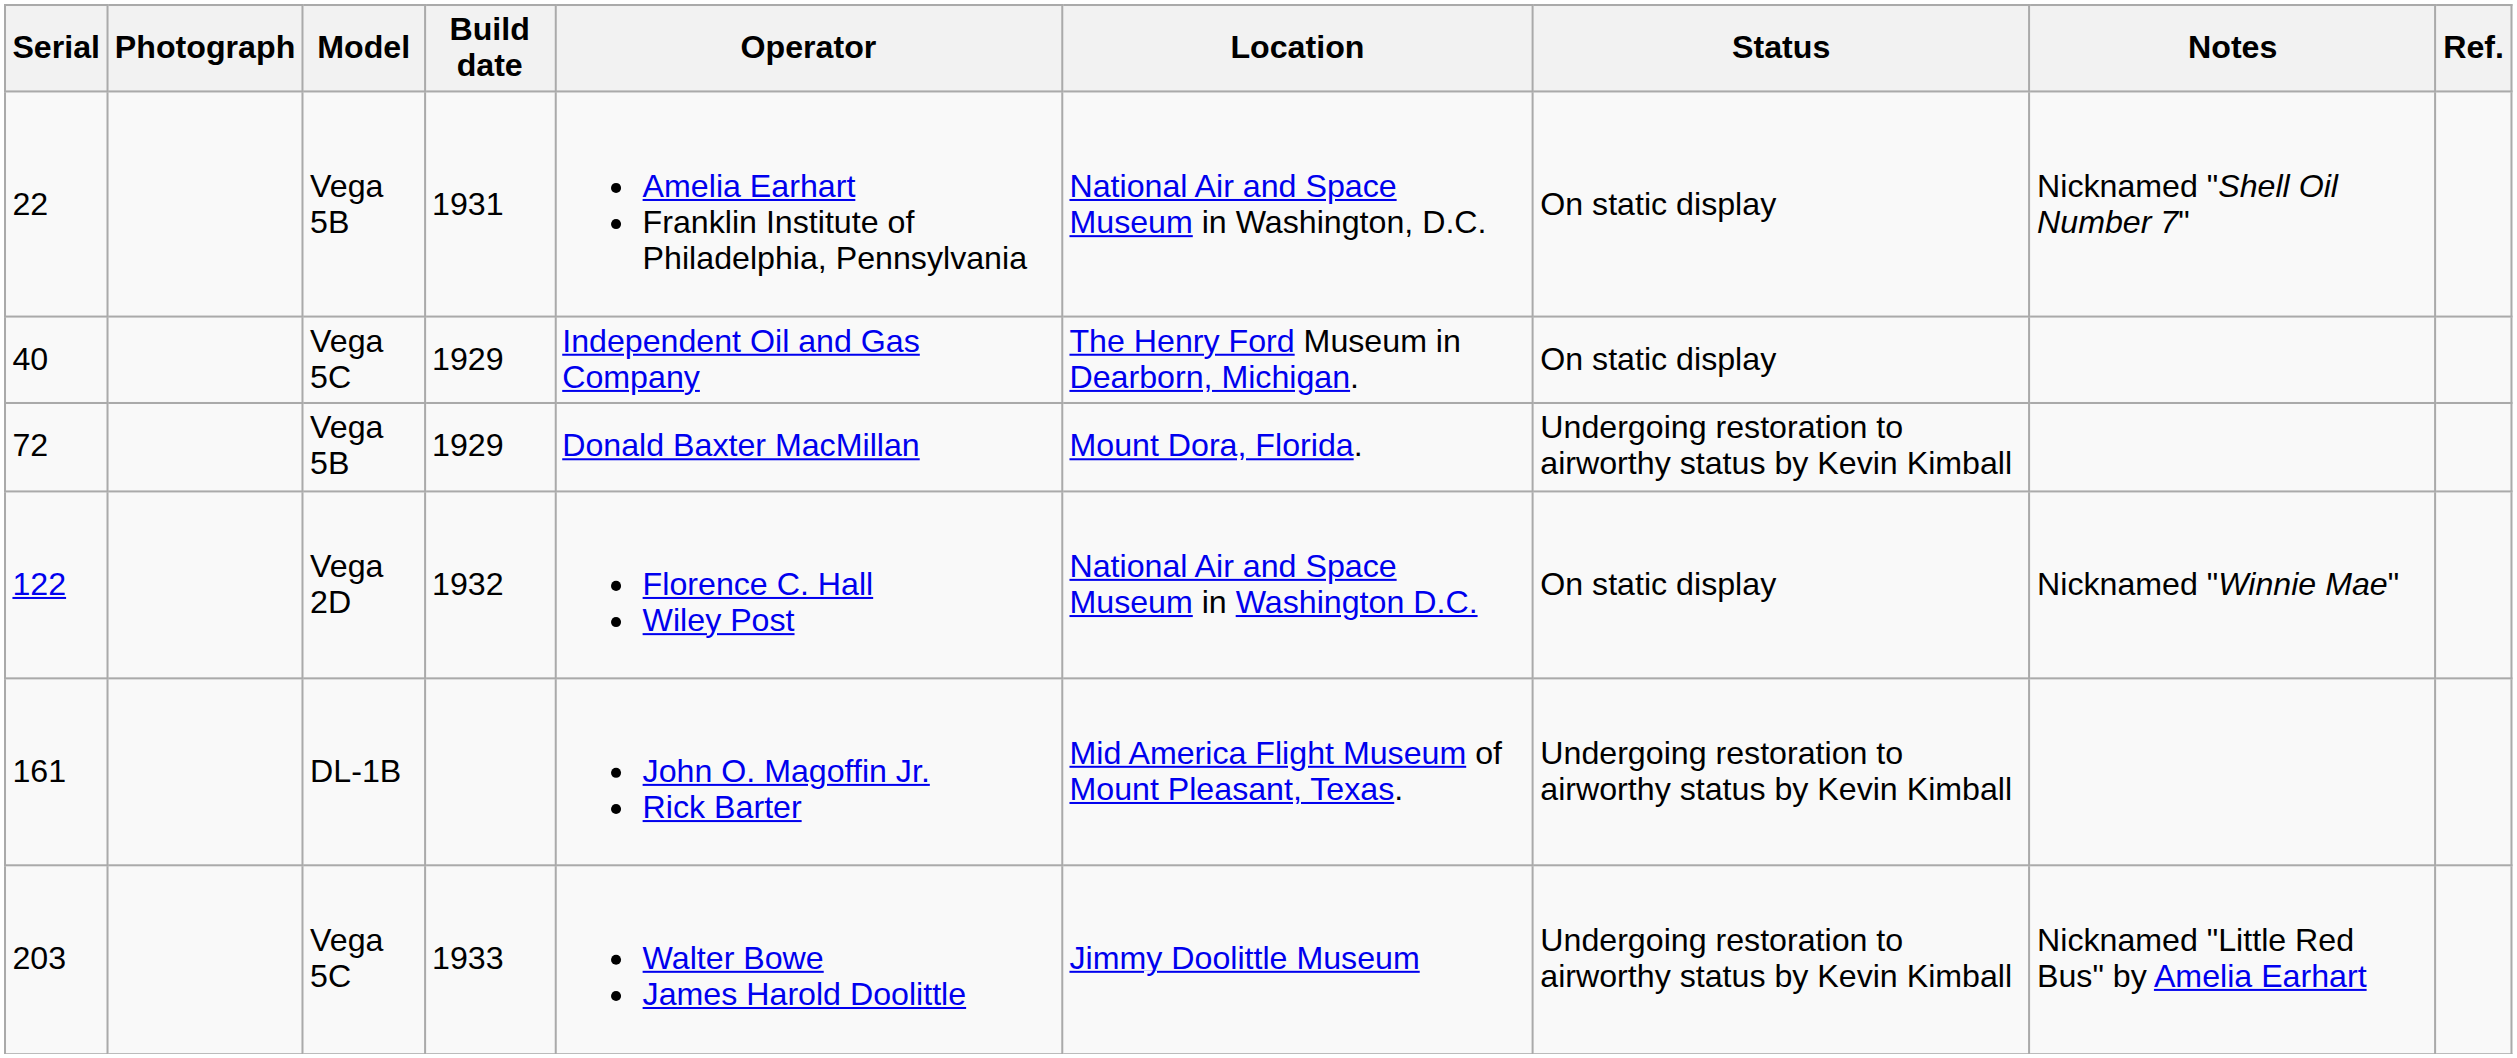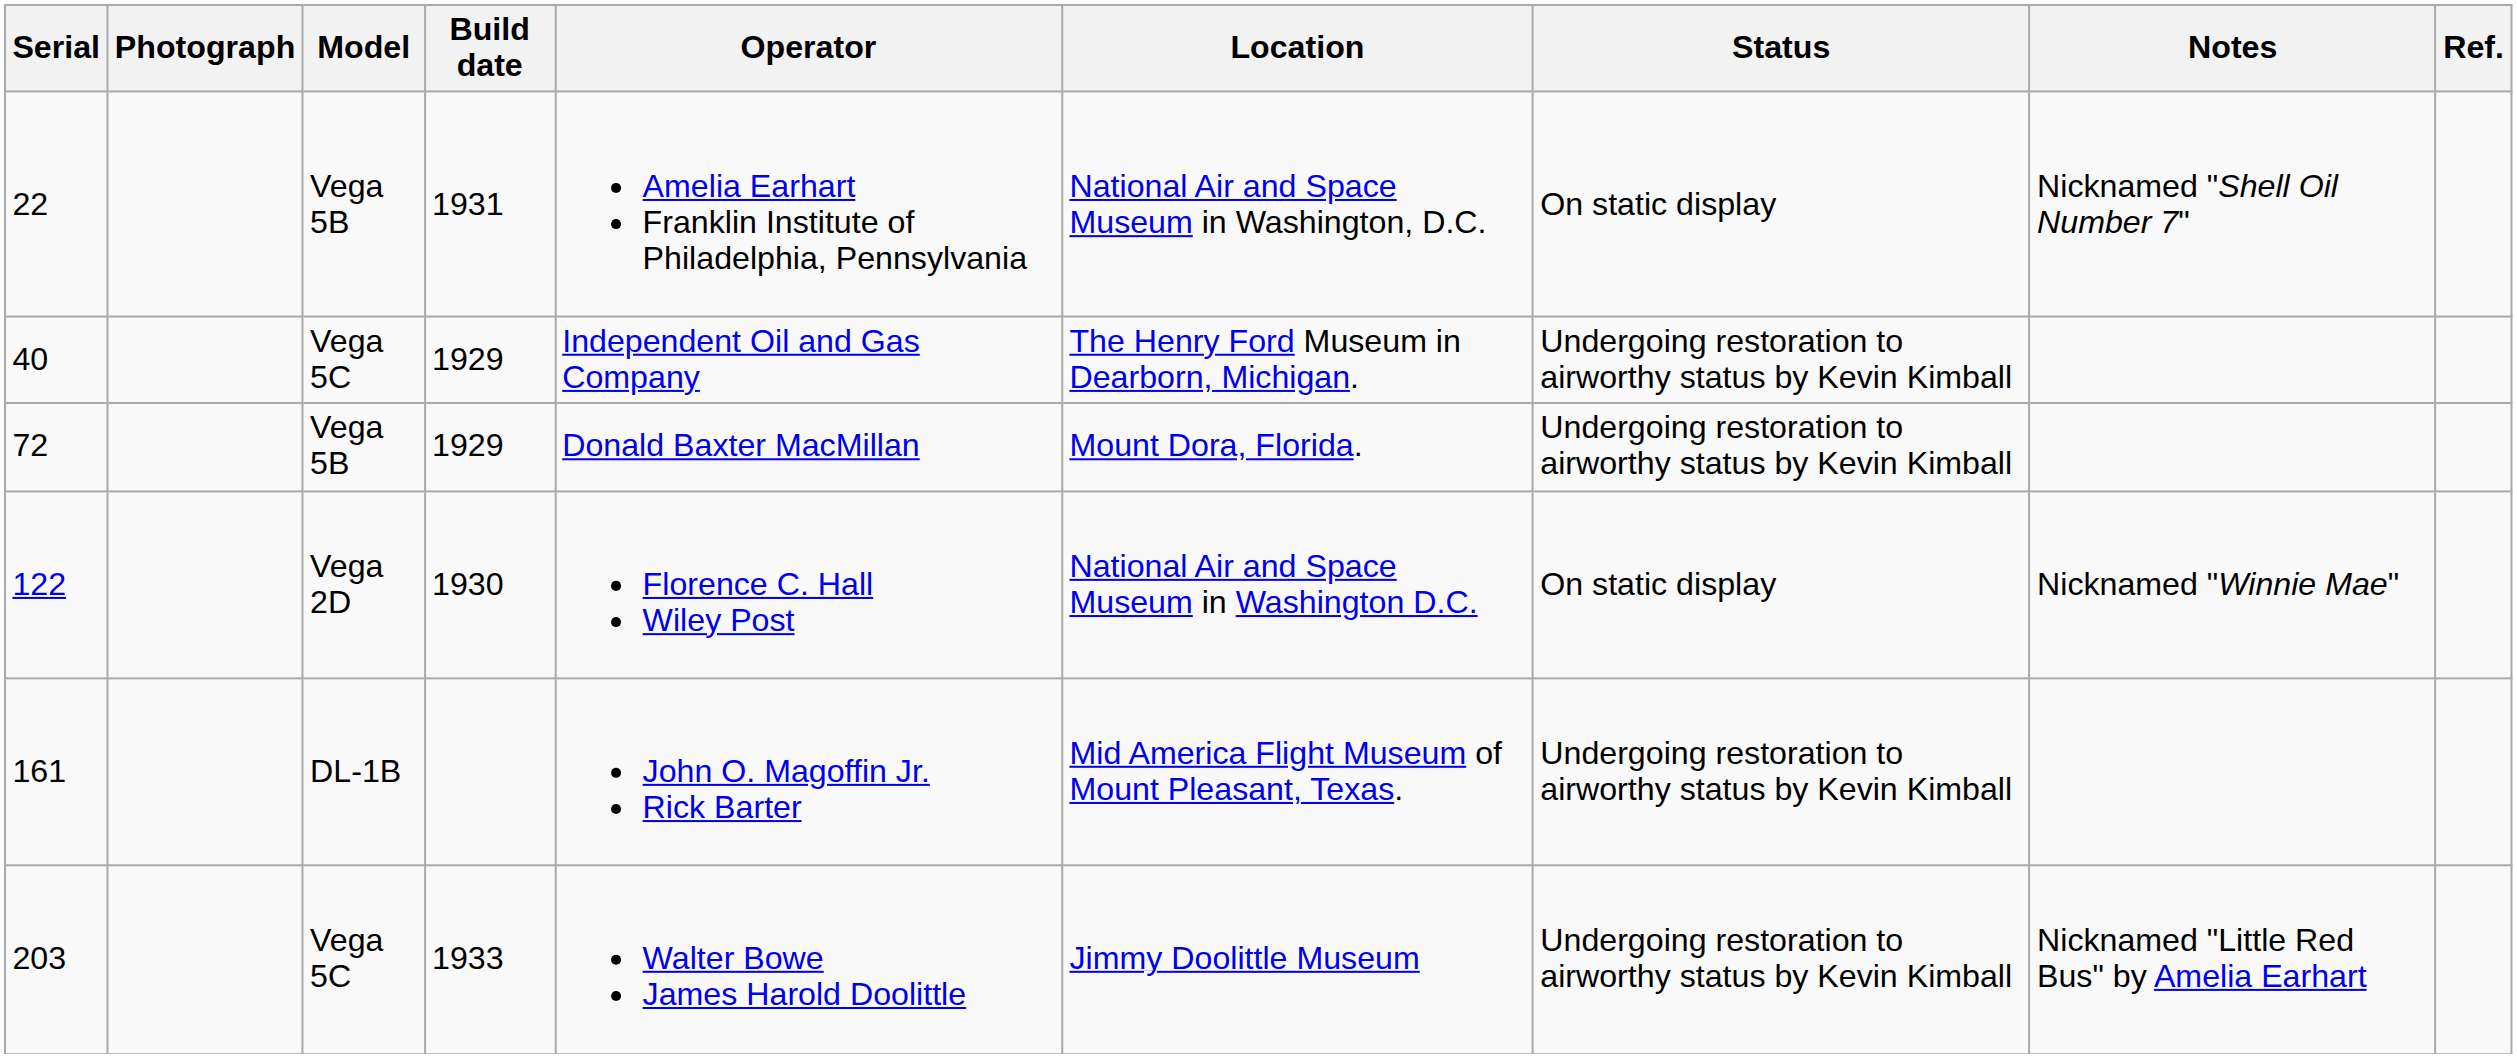(1658, 359) On static display -> (1776, 359) Undergoing restoration to airworthy status by Kevin Kimball
(468, 583) 1932 -> (468, 583) 1930
